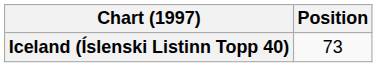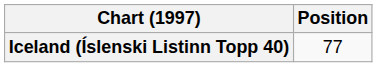(333, 47) 73 -> (333, 47) 77
